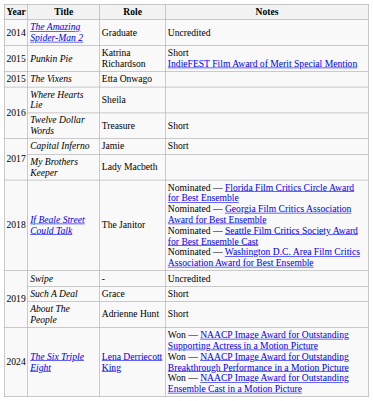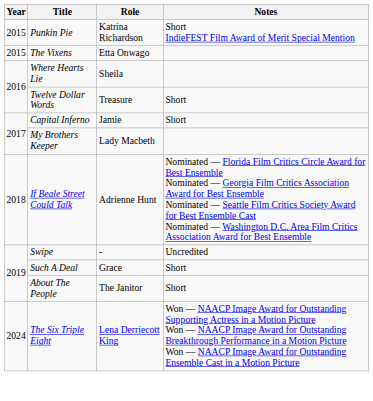- row: (57, 32)
(123, 225) The Janitor -> (128, 199) Adrienne Hunt
(130, 314) Adrienne Hunt -> (121, 288) The Janitor
